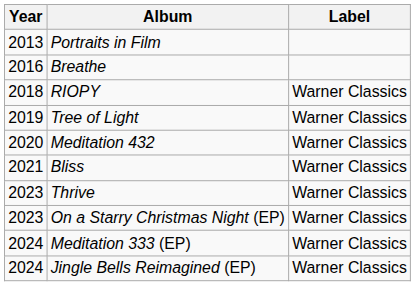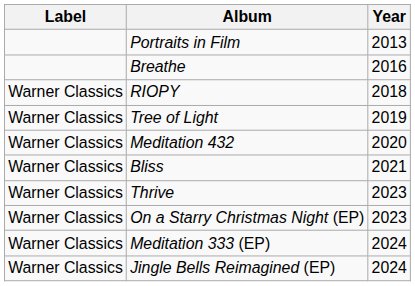columns swapped: (26, 17) <-> (349, 17)
